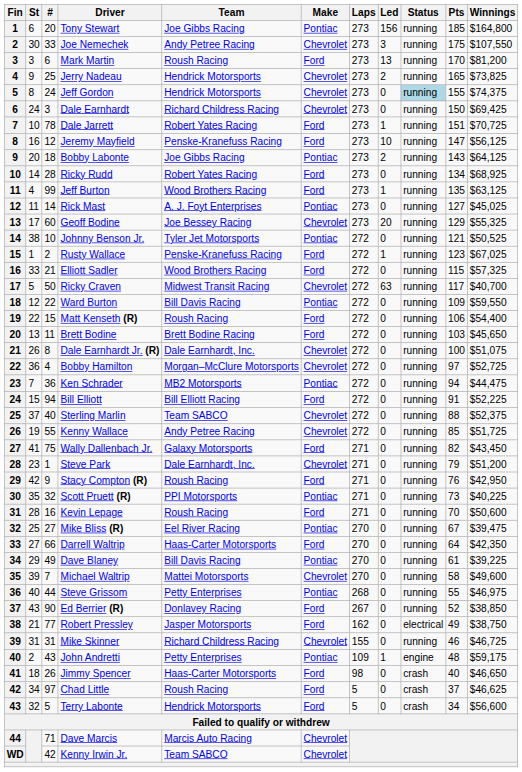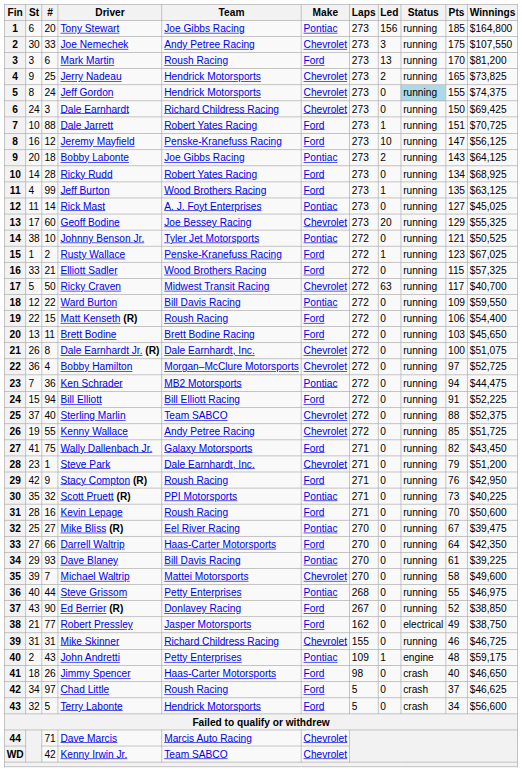(50, 125) 78 -> (50, 125) 88
(50, 561) 49 -> (50, 561) 93
